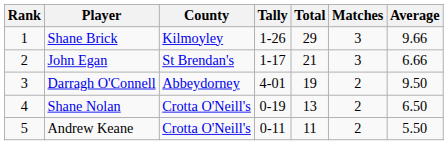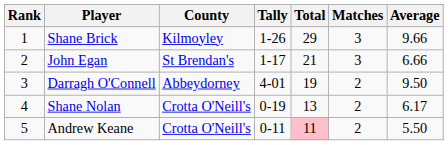(415, 106) 6.50 -> (415, 106) 6.17
(310, 128) no background -> (310, 128) pink background
